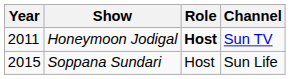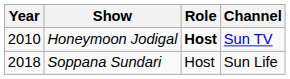(24, 39) 2011 -> (24, 39) 2010
(24, 62) 2015 -> (24, 62) 2018
